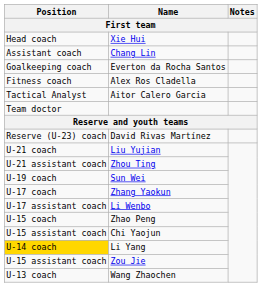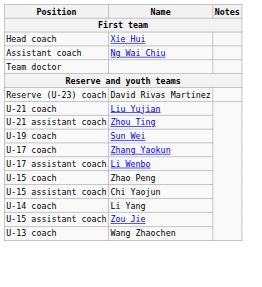+ row: (138, 53)
- row: (133, 53)
- row: (168, 66)
- row: (153, 80)
- row: (158, 94)
(31, 247) gold background -> (31, 205) no background
